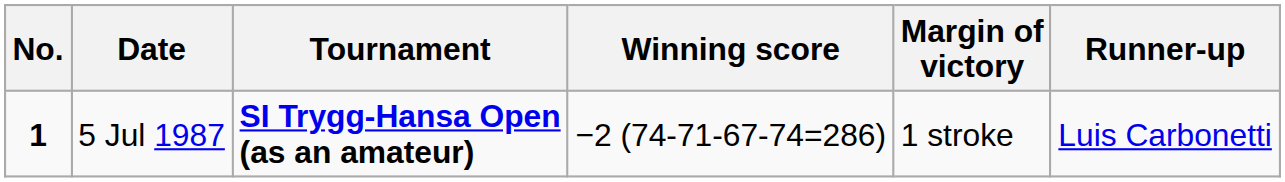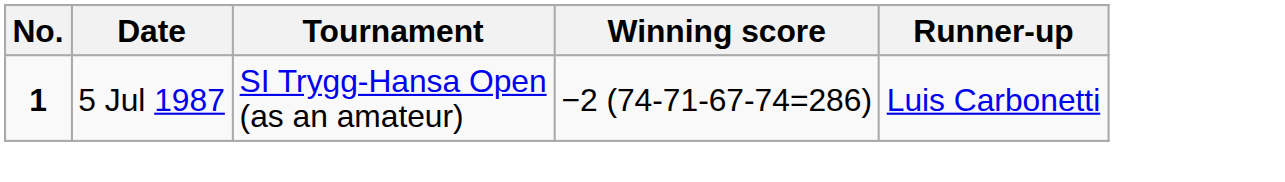- column: (972, 48)
(400, 134) bold -> (393, 98) normal
